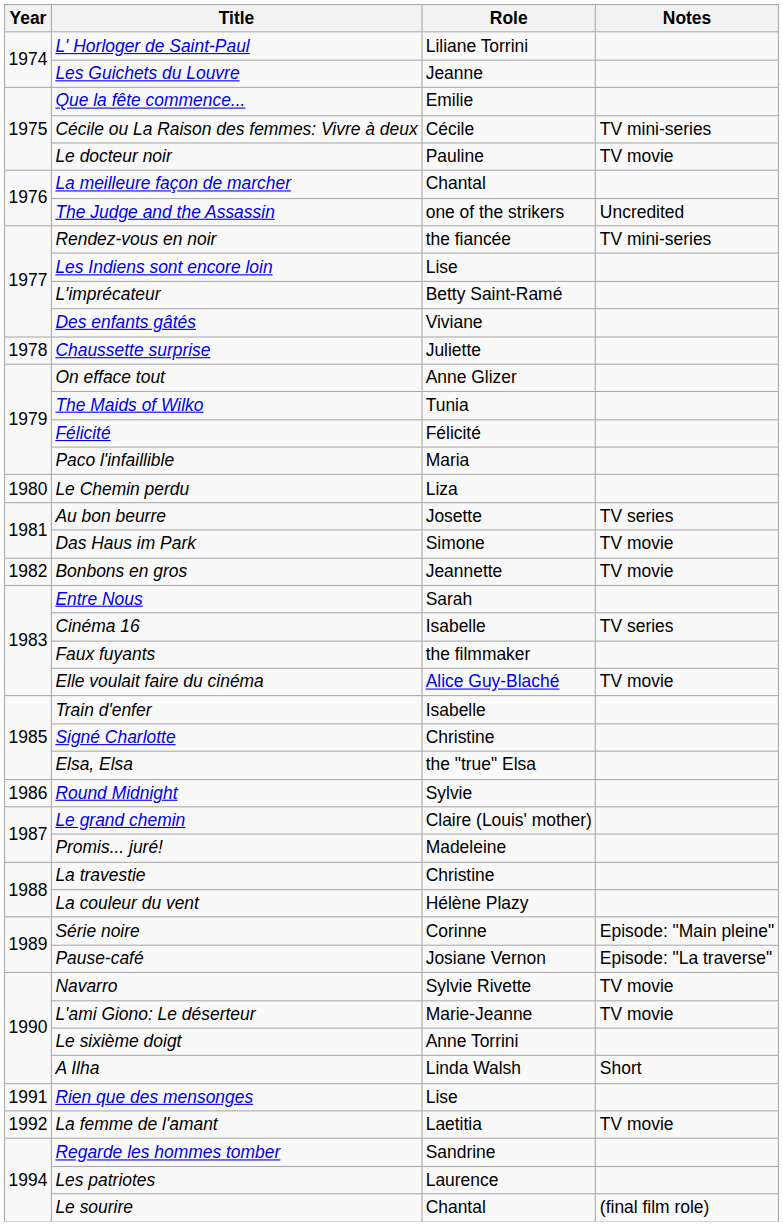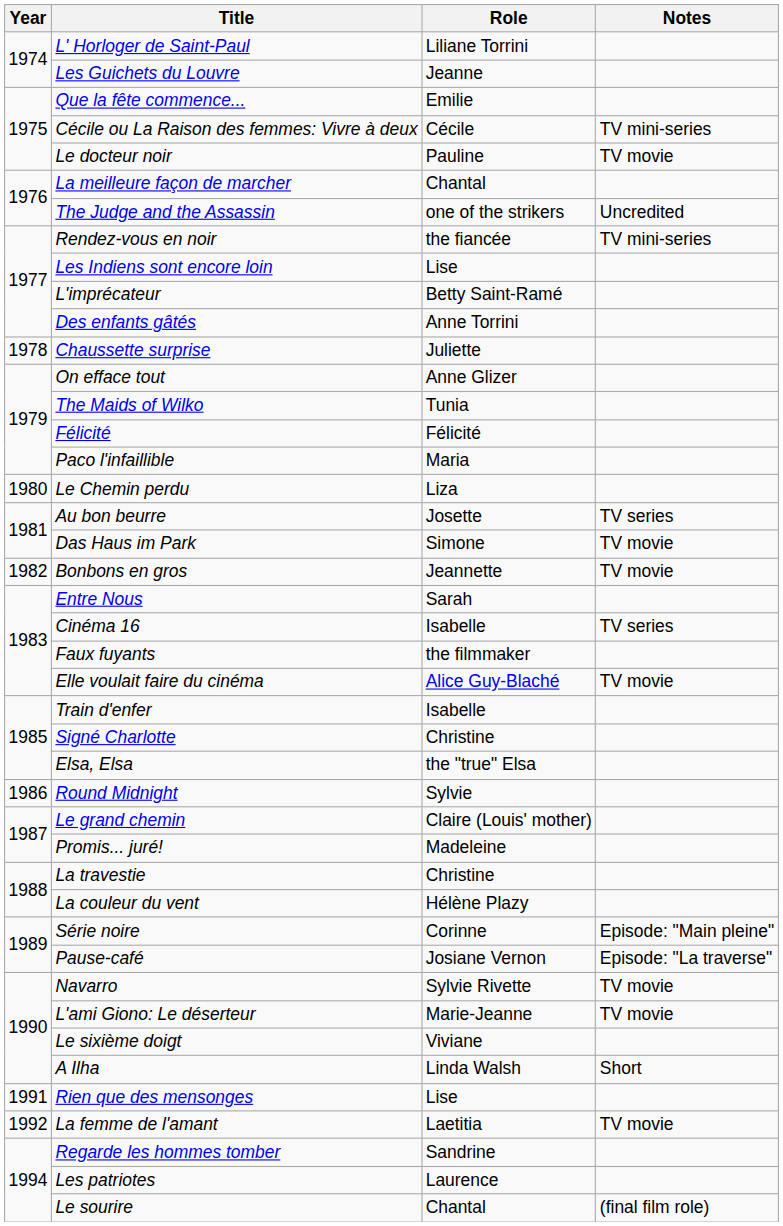(454, 322) Viviane -> (472, 322) Anne Torrini
(472, 1041) Anne Torrini -> (454, 1041) Viviane
